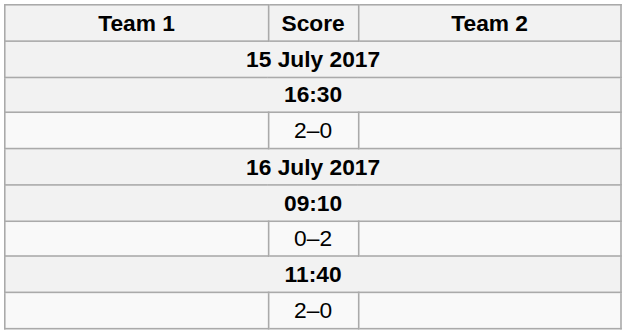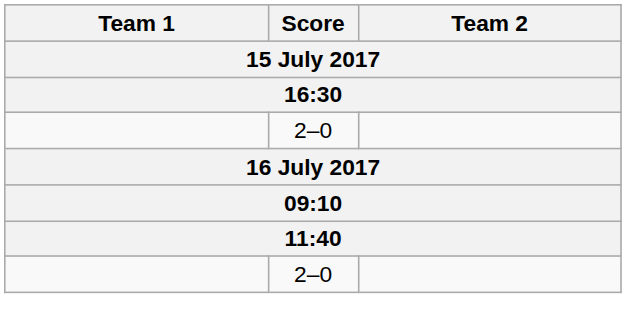- row: (137, 239)
